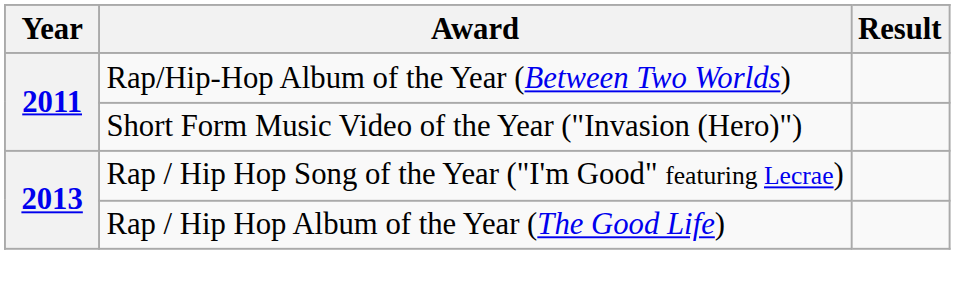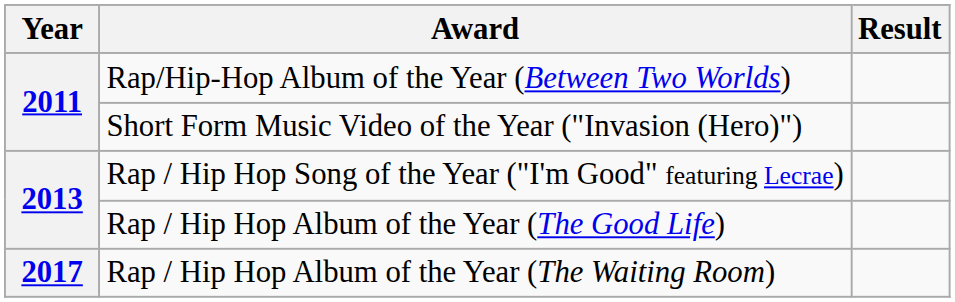+ row: (441, 272)
